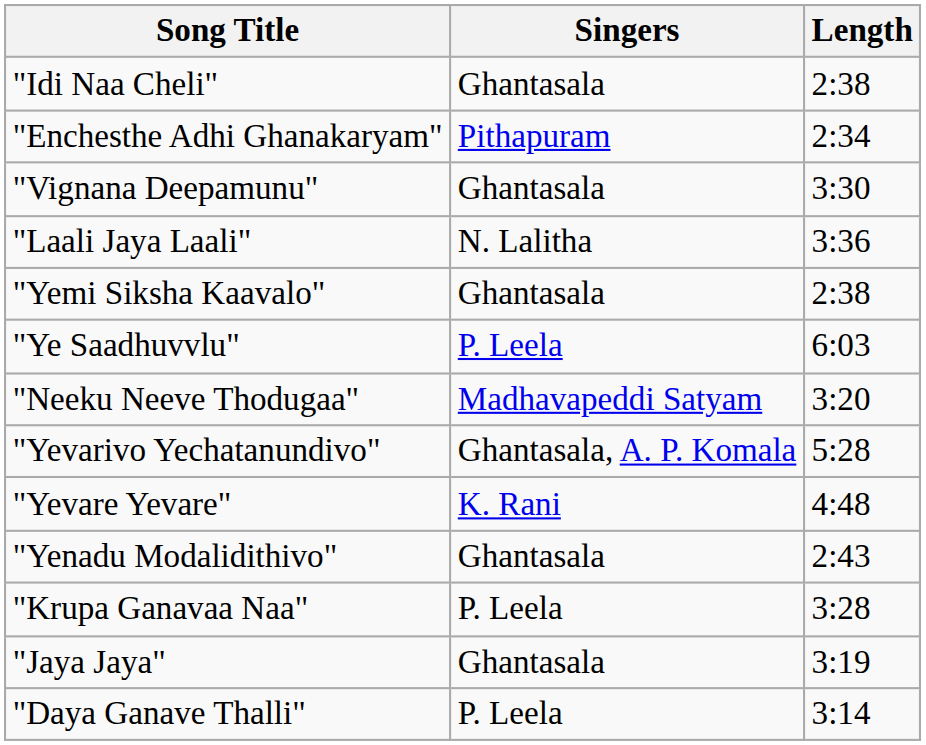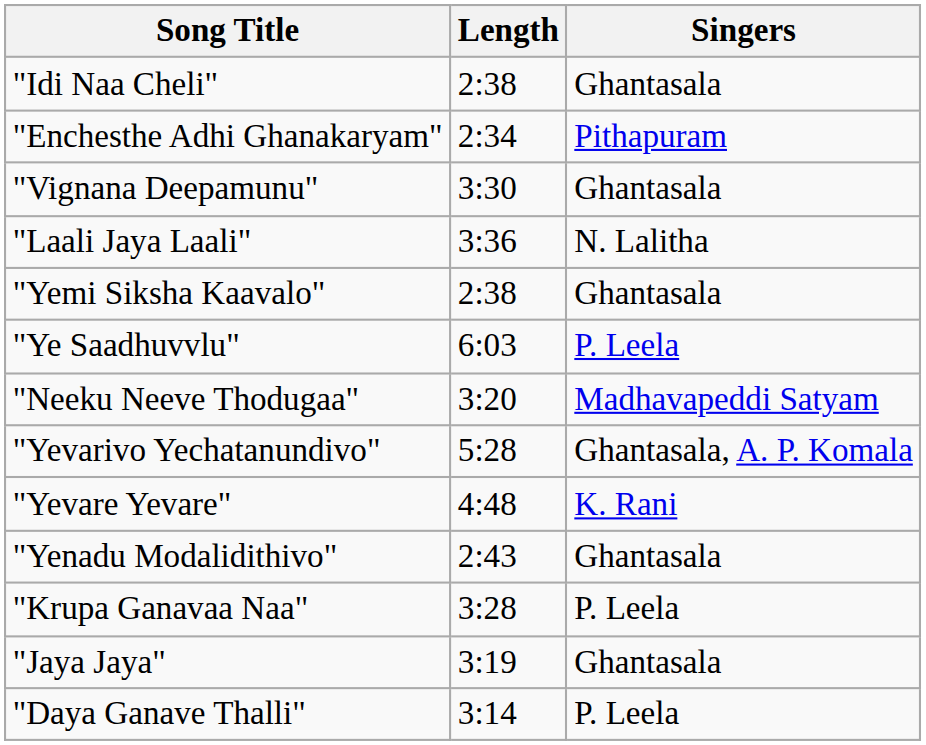columns swapped: (627, 30) <-> (862, 30)
